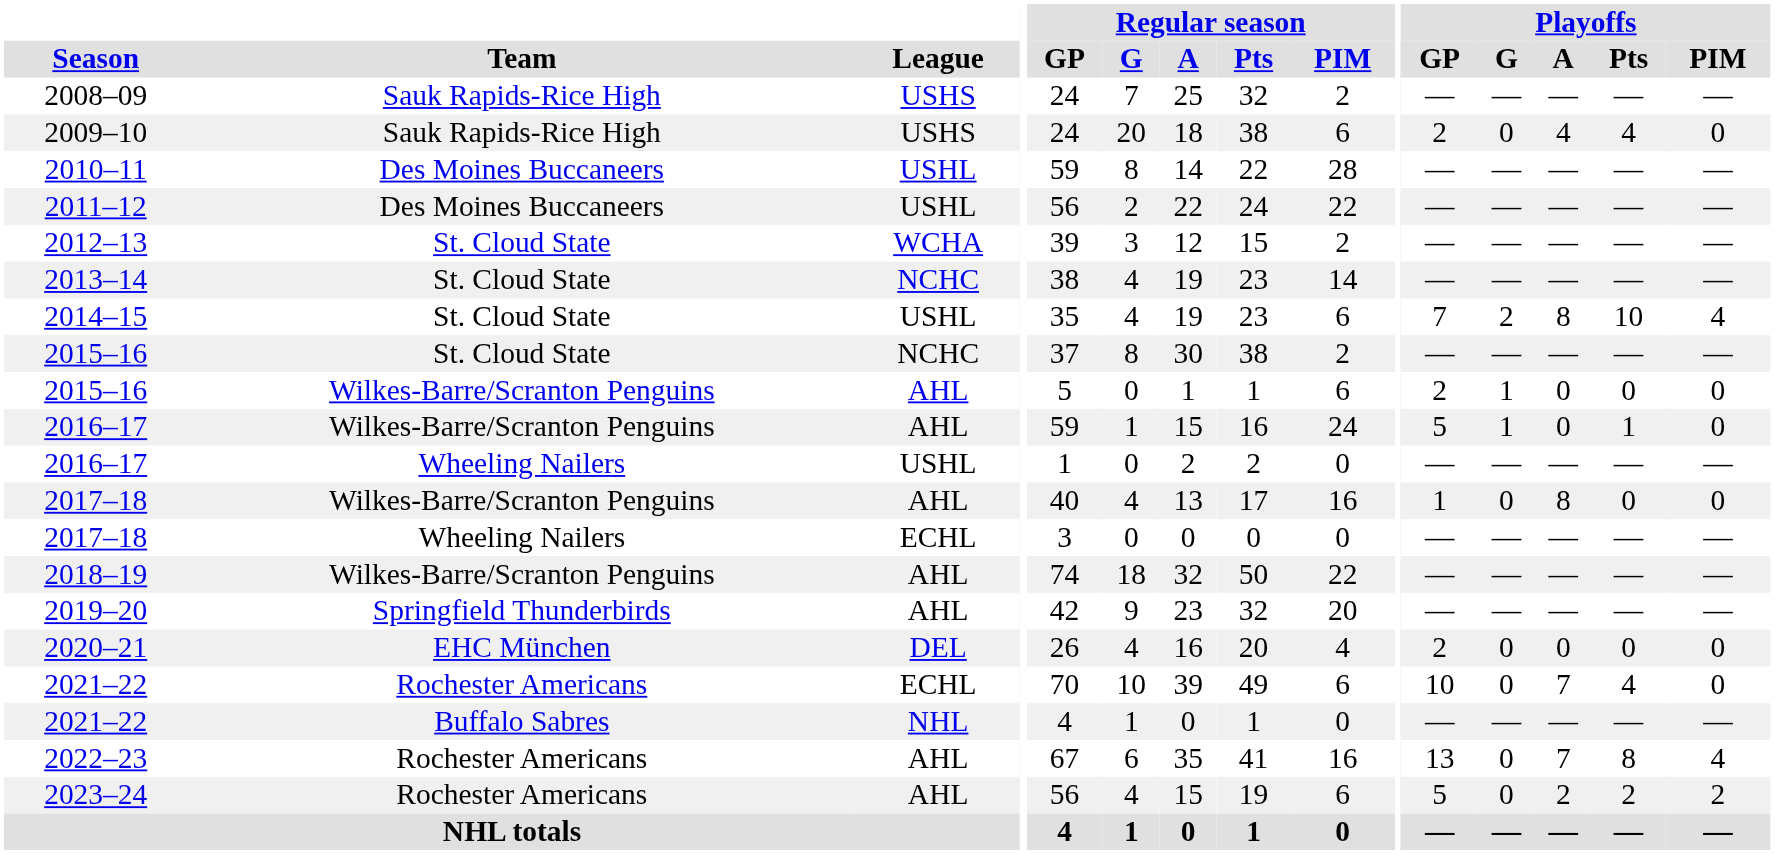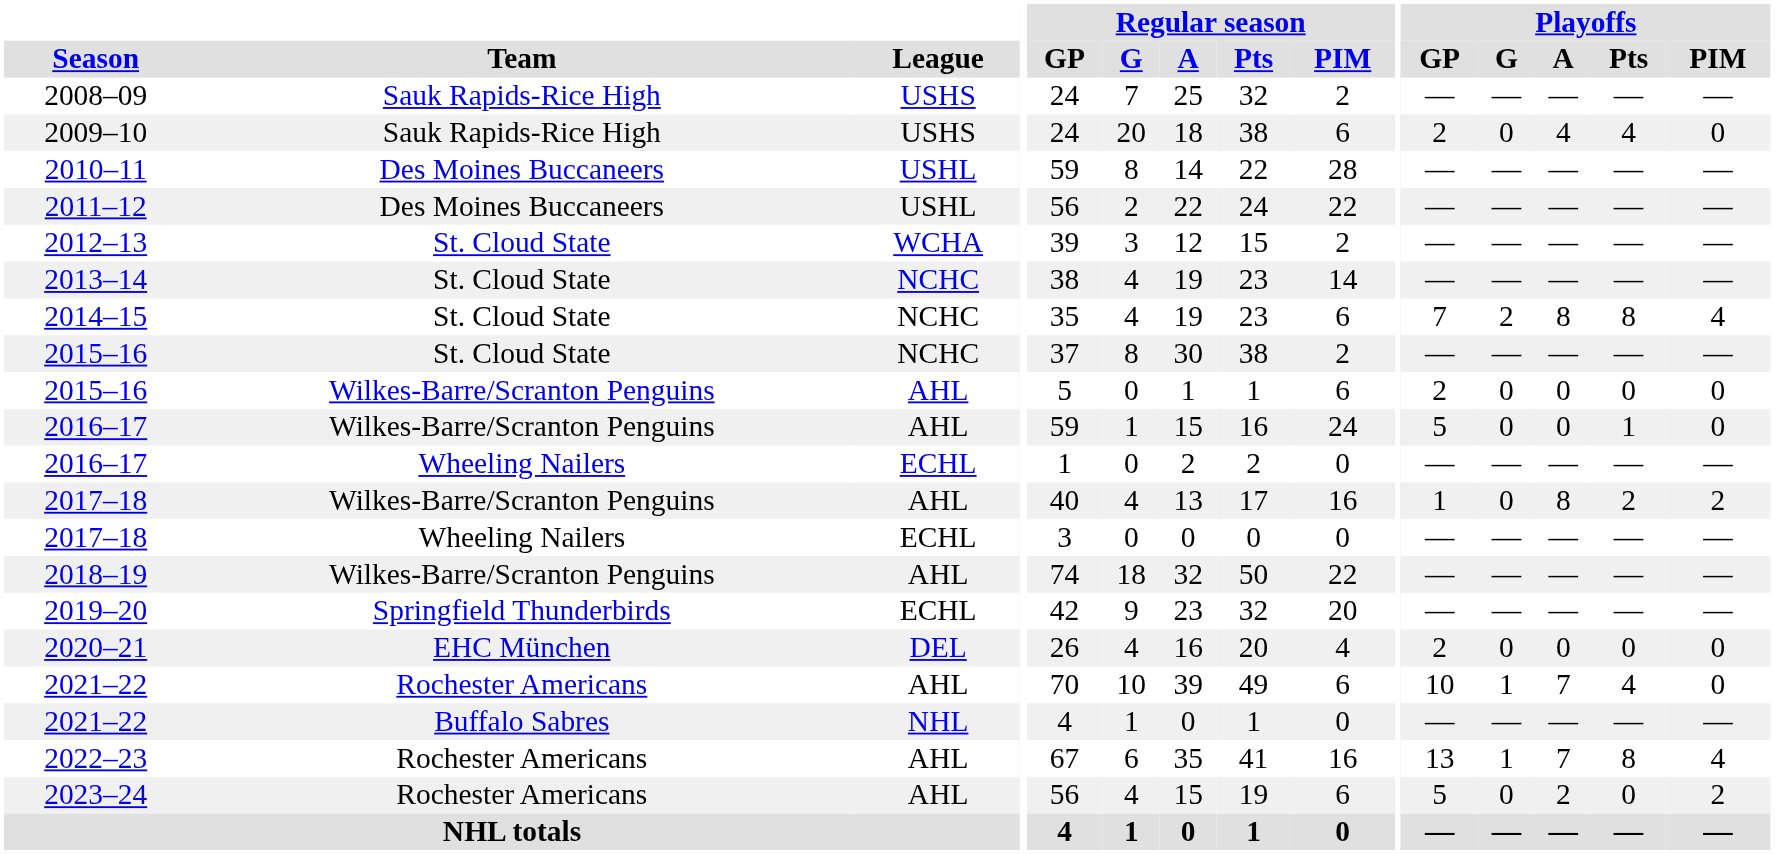(938, 316) USHL -> (938, 316) NCHC
(1629, 316) 10 -> (1629, 316) 8
(1506, 389) 1 -> (1506, 389) 0
(1506, 426) 1 -> (1506, 426) 0
(938, 463) USHL -> (938, 463) ECHL
(1629, 500) 0 -> (1629, 500) 2
(1718, 500) 0 -> (1718, 500) 2
(938, 610) AHL -> (938, 610) ECHL
(938, 684) ECHL -> (938, 684) AHL
(1506, 684) 0 -> (1506, 684) 1
(1506, 757) 0 -> (1506, 757) 1
(1629, 794) 2 -> (1629, 794) 0
